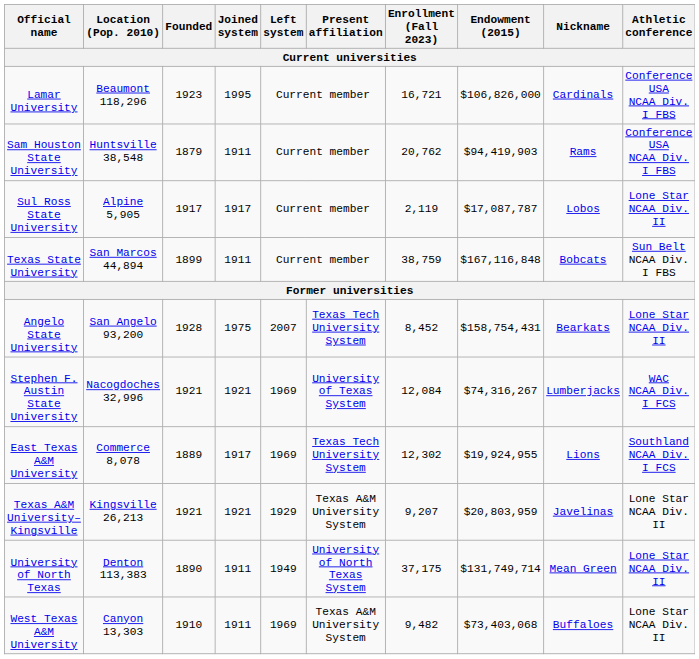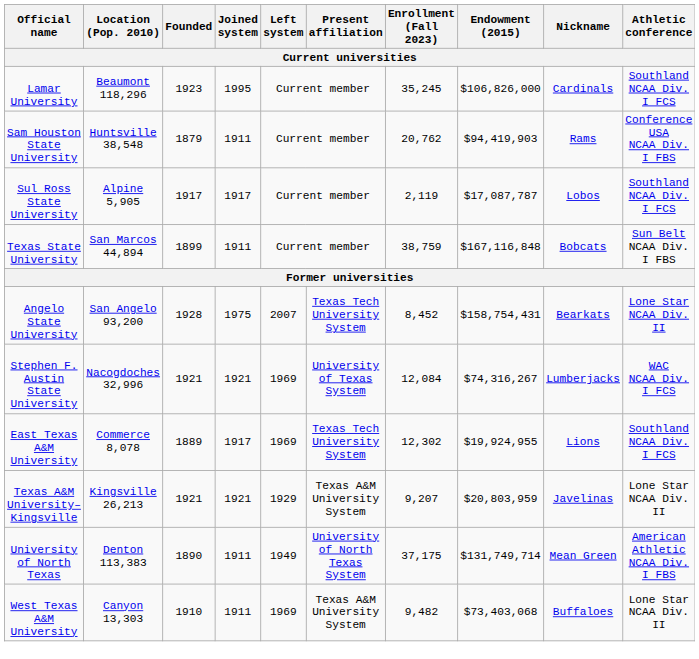(421, 95) 16,721 -> (421, 89) 35,245
(659, 95) Conference USA NCAA Div. I FBS -> (659, 89) Southland NCAA Div. I FCS
(659, 209) Lone Star NCAA Div. II -> (659, 196) Southland NCAA Div. I FCS
(659, 569) Lone Star NCAA Div. II -> (659, 556) American Athletic NCAA Div. I FBS
